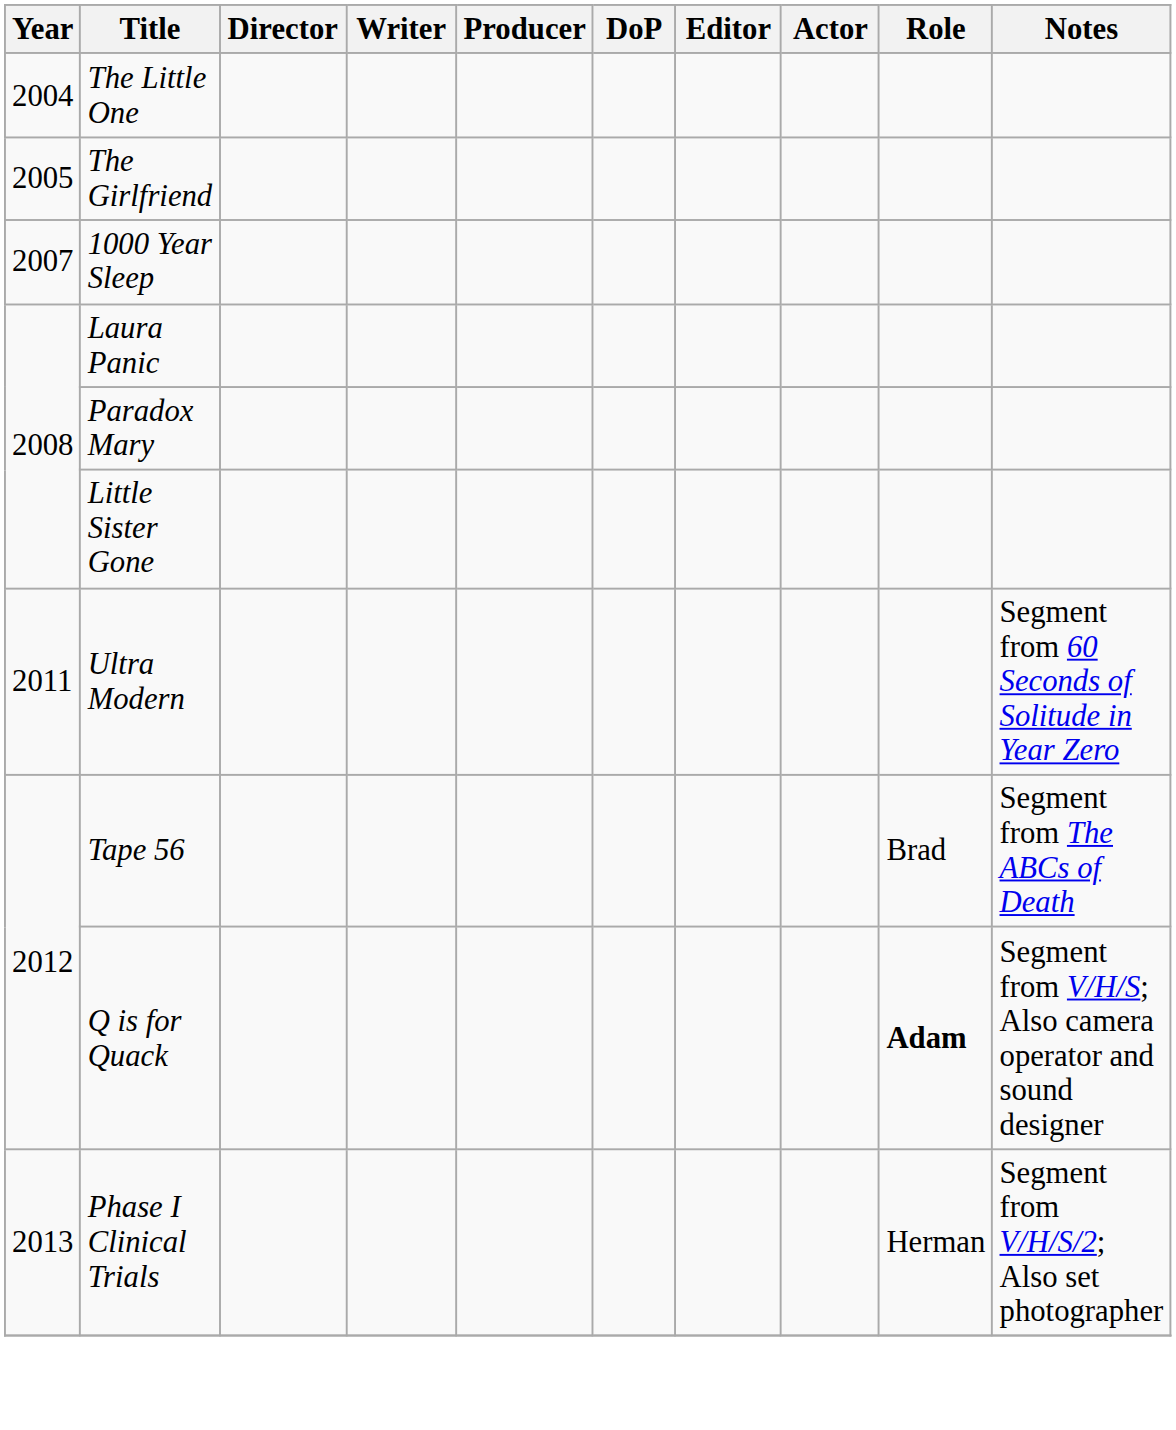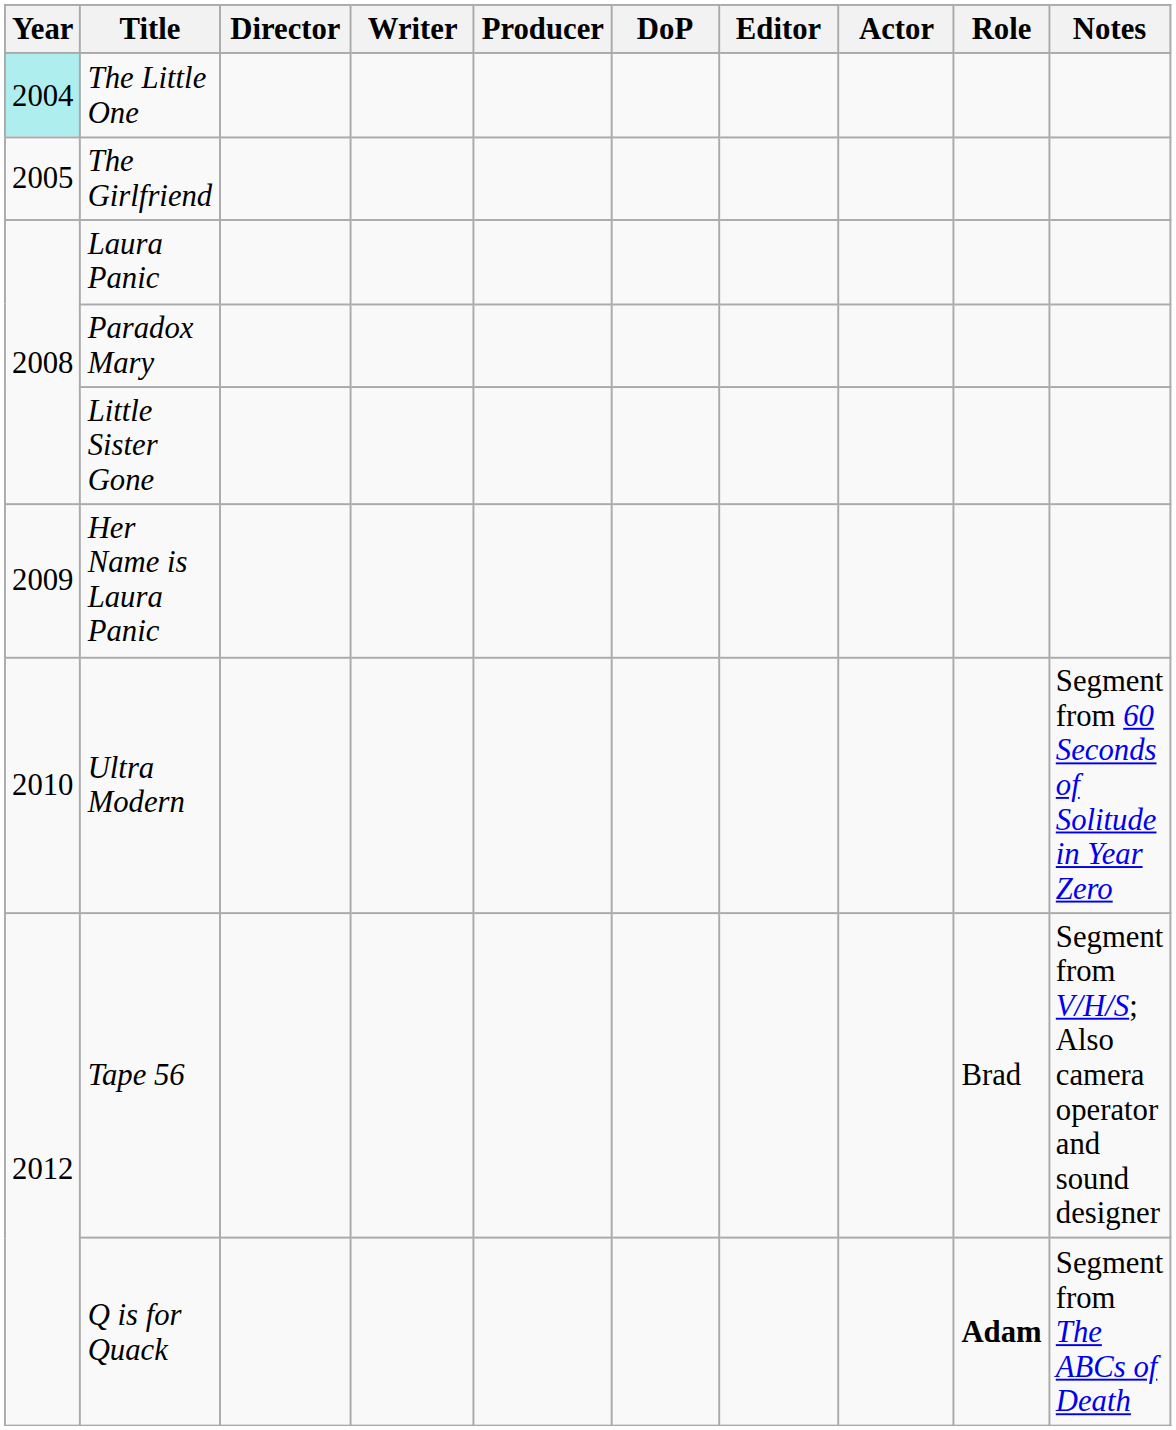(43, 94) no background -> (43, 94) paleturquoise background
- row: (150, 261)
+ row: (138, 580)
(42, 680) 2011 -> (43, 784) 2010
(1056, 850) Segment from The ABCs of Death -> (1110, 1075) Segment from V/H/S; Also camera operator and sound designer
(1077, 1037) Segment from V/H/S; Also camera operator and sound designer -> (1110, 1331) Segment from The ABCs of Death
- row: (137, 1241)
